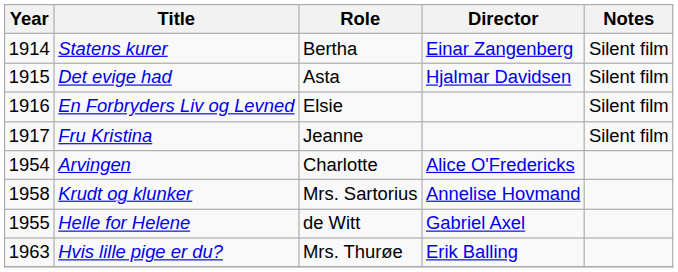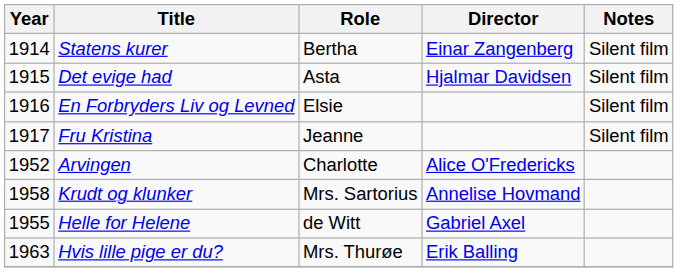(29, 164) 1954 -> (29, 164) 1952
